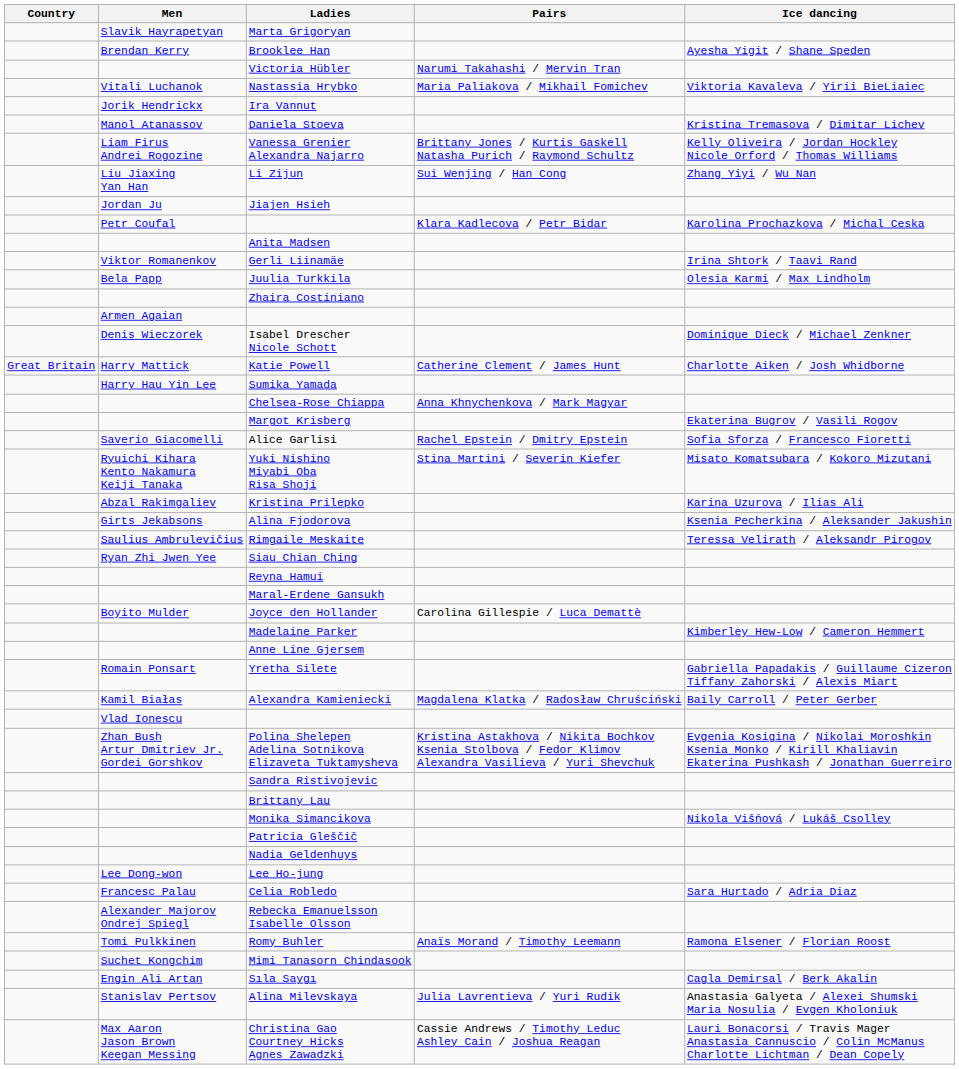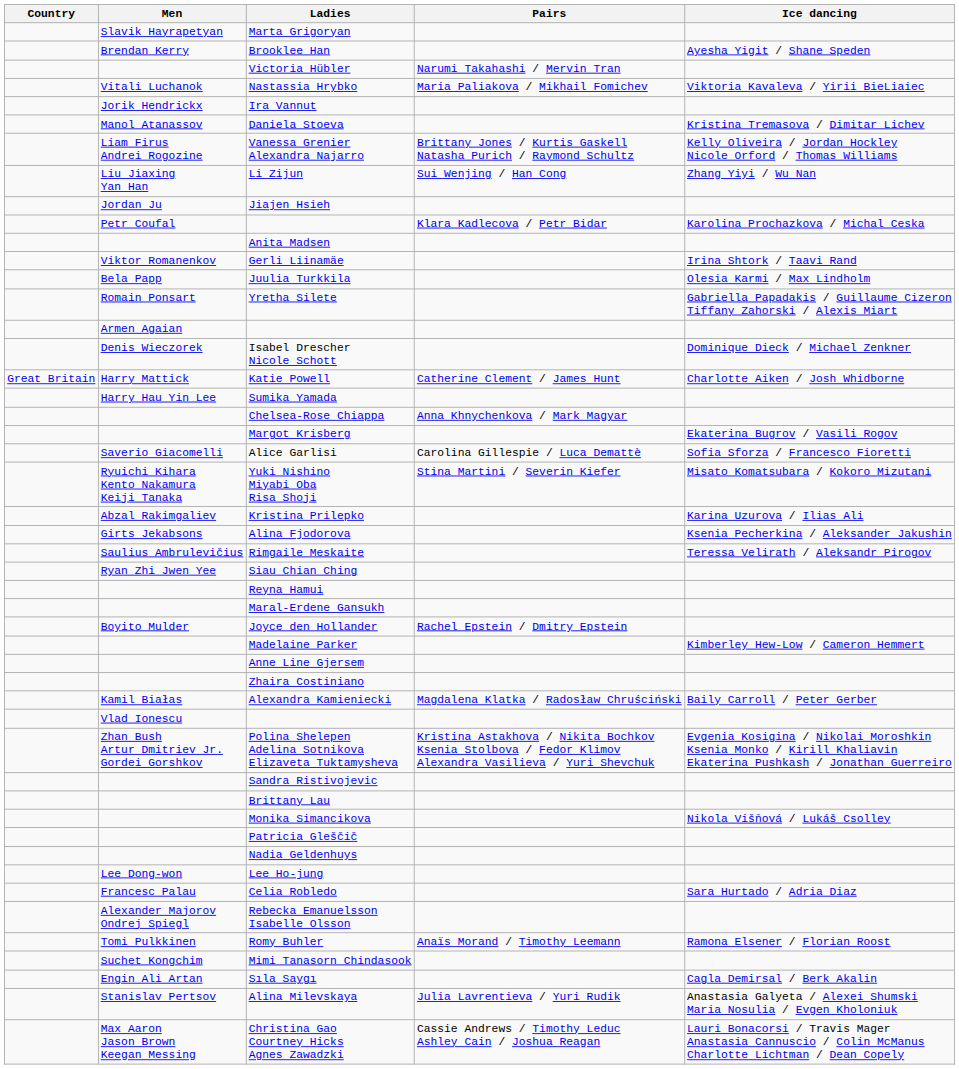rows swapped: (148, 669) <-> (172, 298)
(522, 440) Rachel Epstein / Dmitry Epstein -> (529, 453) Carolina Gillespie / Luca Demattè
(529, 613) Carolina Gillespie / Luca Demattè -> (522, 627) Rachel Epstein / Dmitry Epstein
